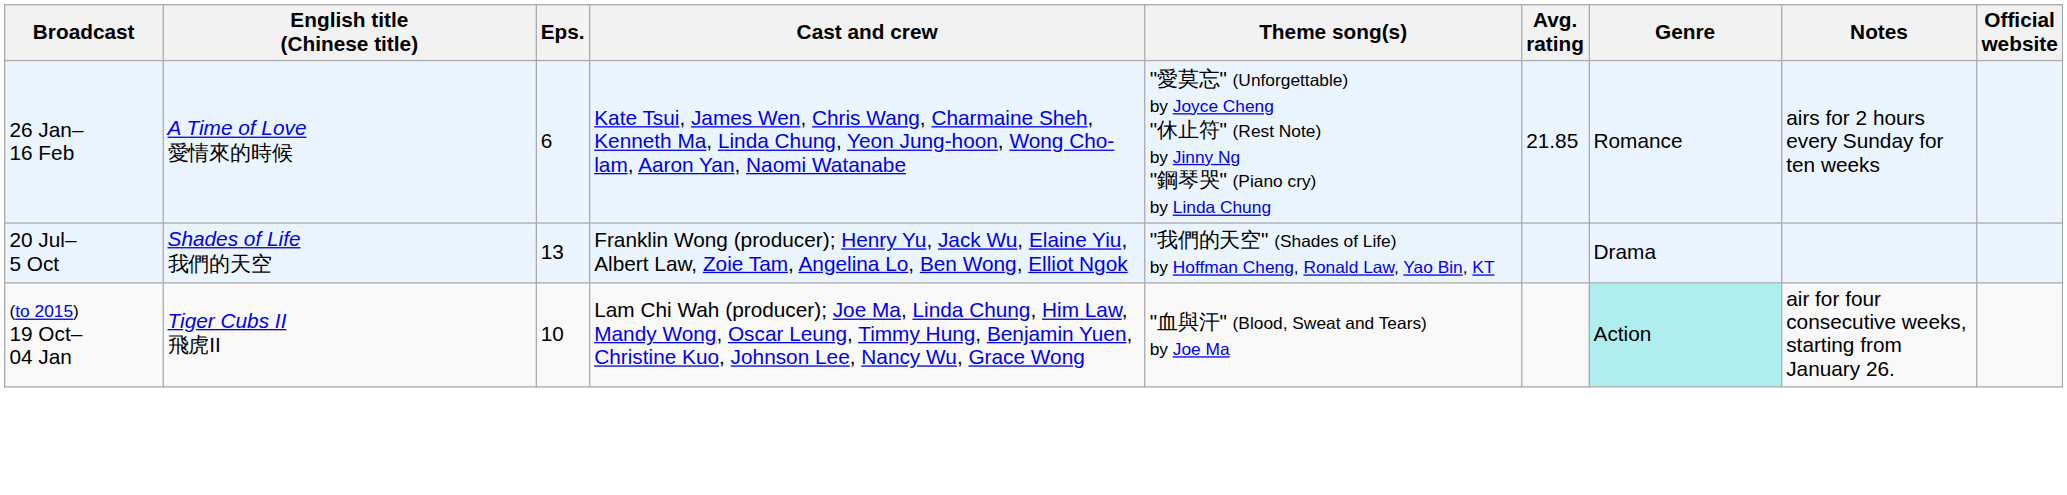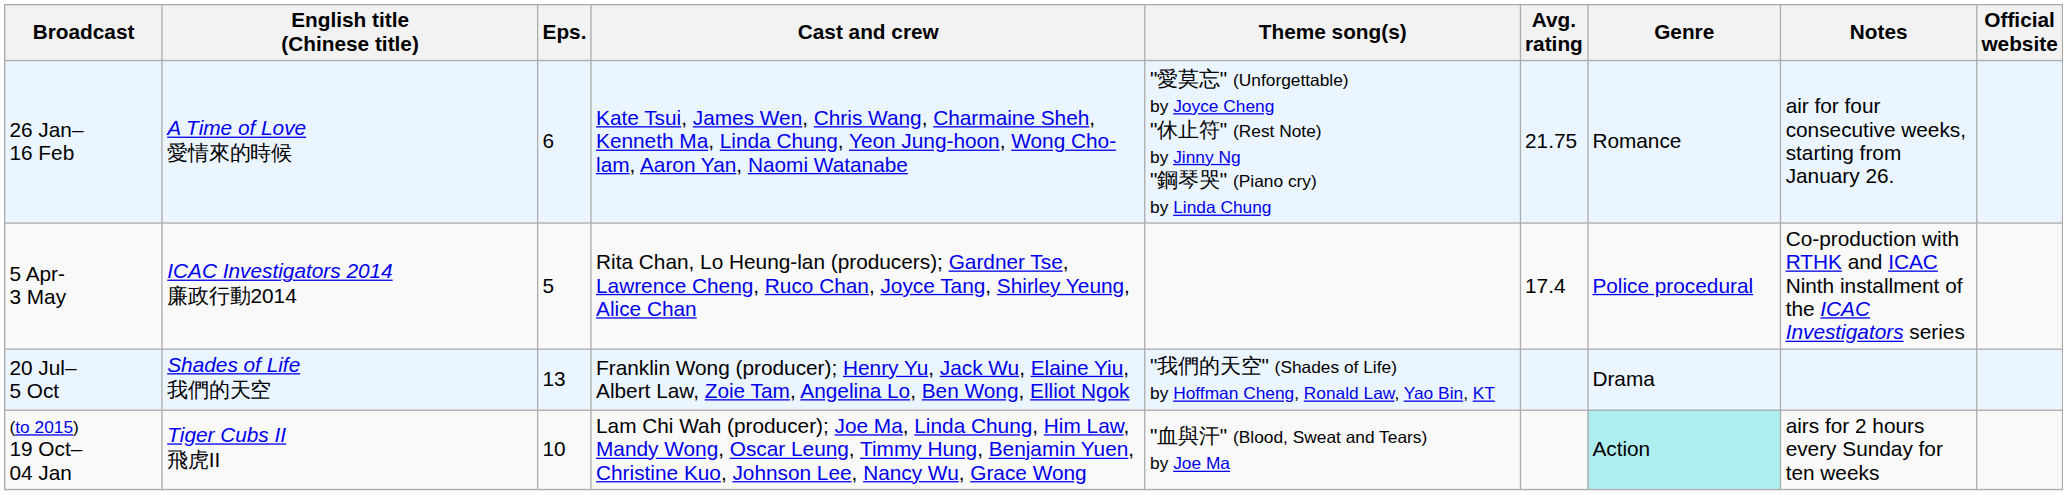(1552, 141) 21.85 -> (1551, 141) 21.75
(1865, 141) airs for 2 hours every Sunday for ten weeks -> (1876, 141) air for four consecutive weeks, starting from January 26.
+ row: (38, 285)
(1876, 334) air for four consecutive weeks, starting from January 26. -> (1864, 449) airs for 2 hours every Sunday for ten weeks
